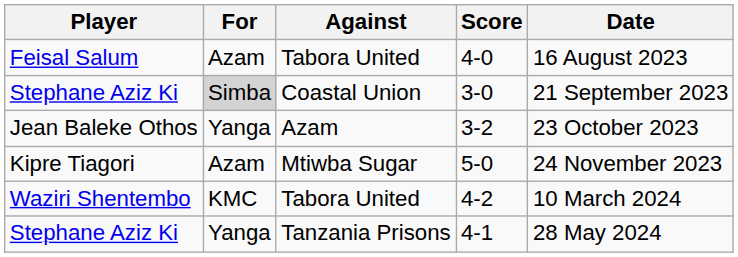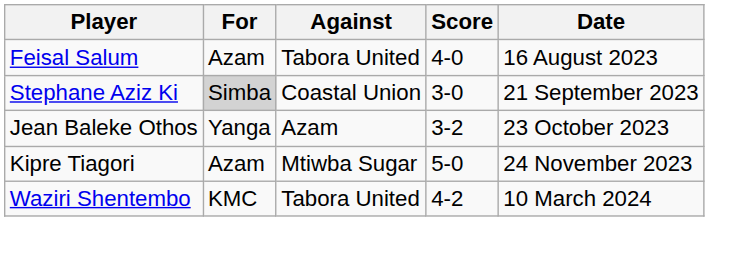- row: (477, 233)
